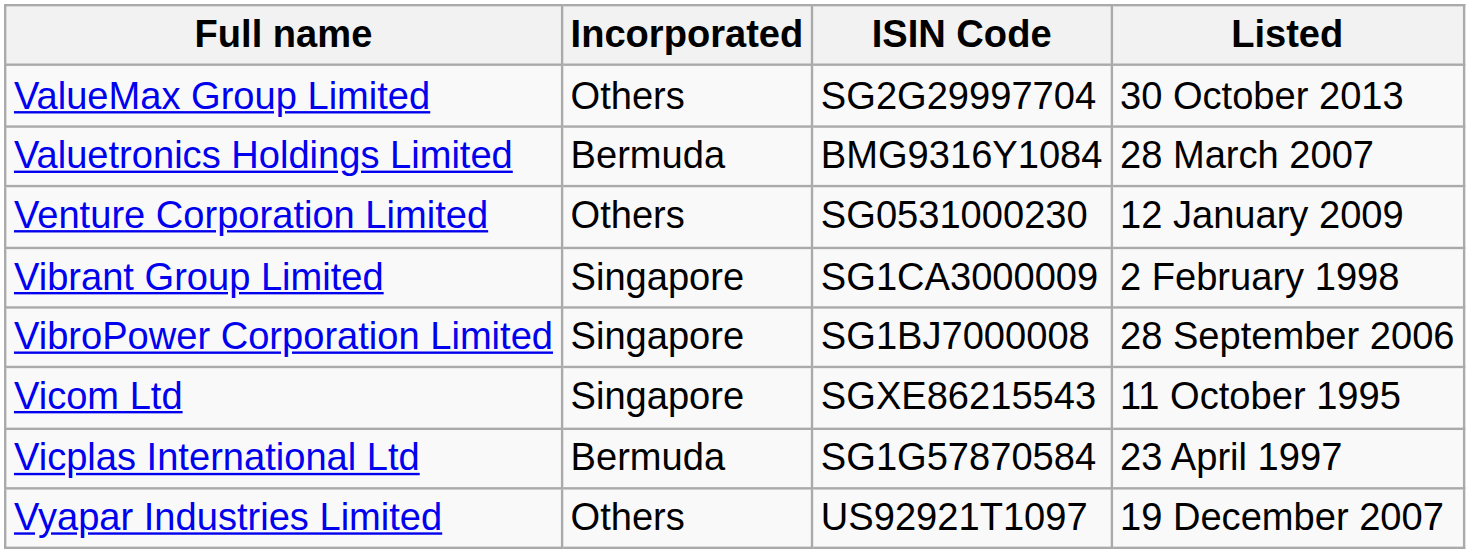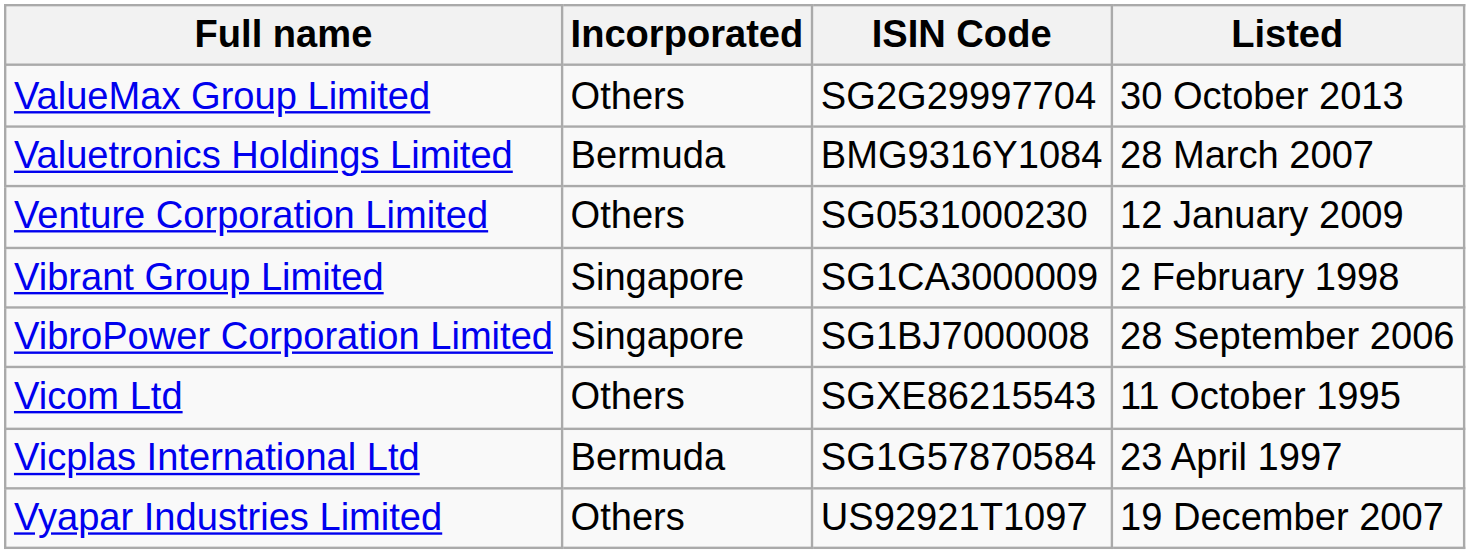(657, 397) Singapore -> (628, 397) Others
